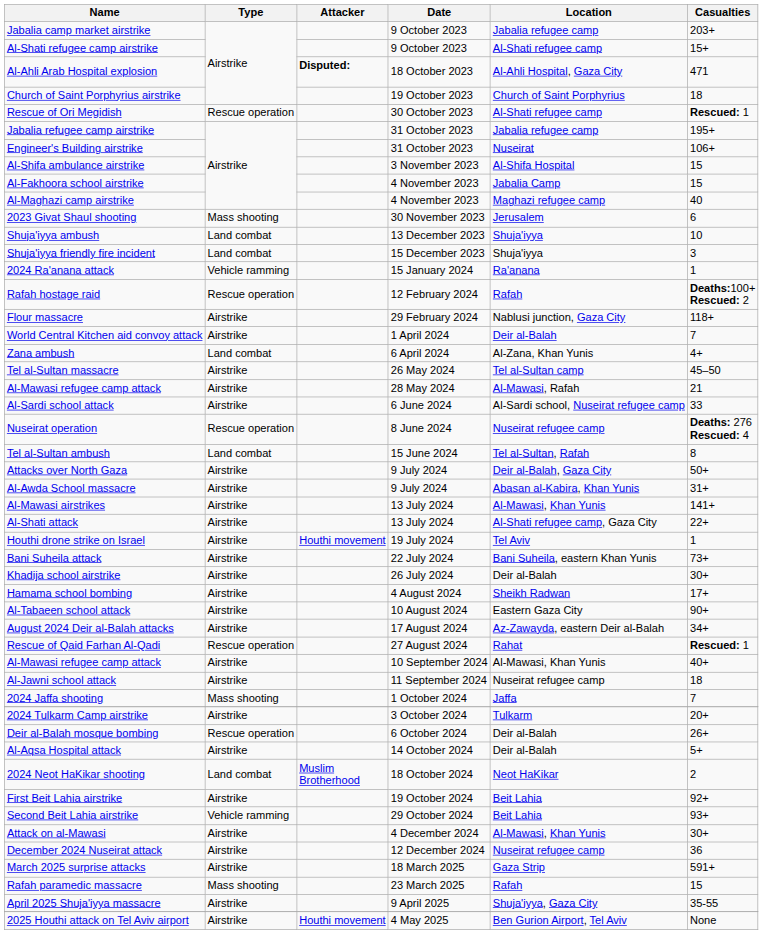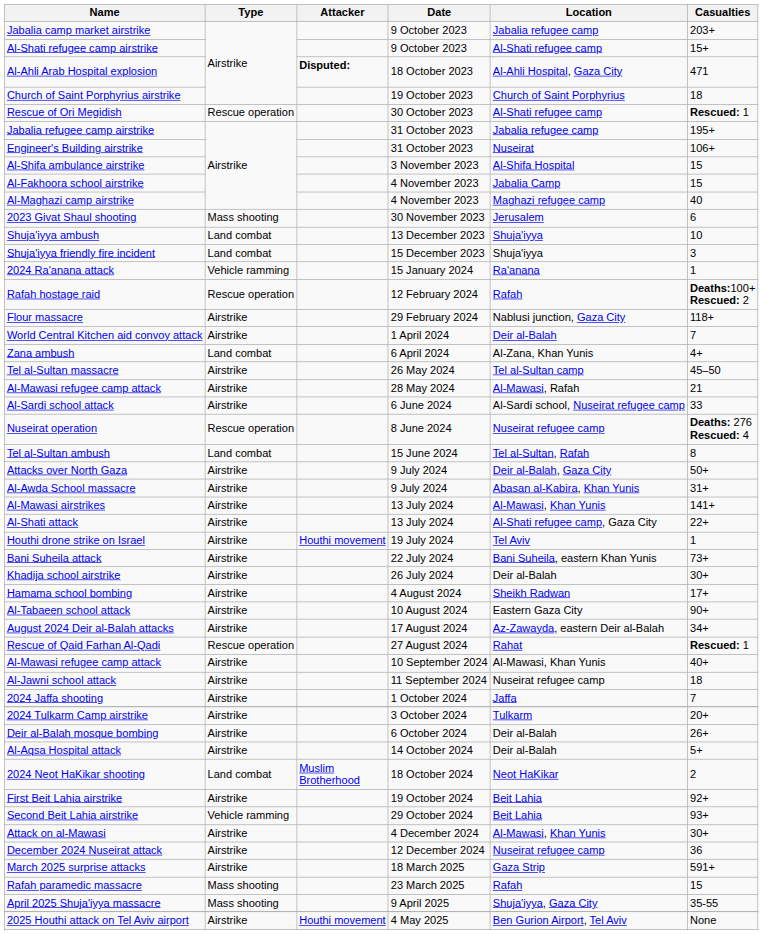(243, 698) Mass shooting -> (227, 698) Airstrike
(251, 733) Rescue operation -> (227, 733) Airstrike
(227, 903) Airstrike -> (243, 903) Mass shooting
